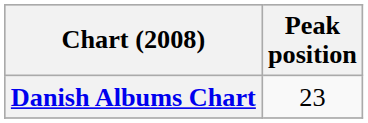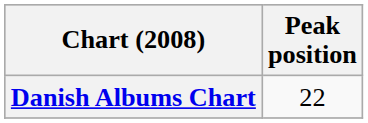(312, 96) 23 -> (312, 96) 22
